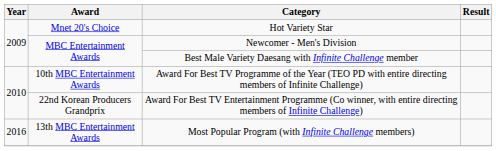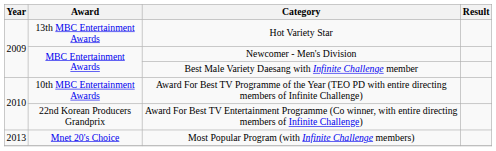(85, 27) Mnet 20's Choice -> (85, 33) 13th MBC Entertainment Awards
(16, 132) 2016 -> (16, 138) 2013
(85, 132) 13th MBC Entertainment Awards -> (85, 138) Mnet 20's Choice
